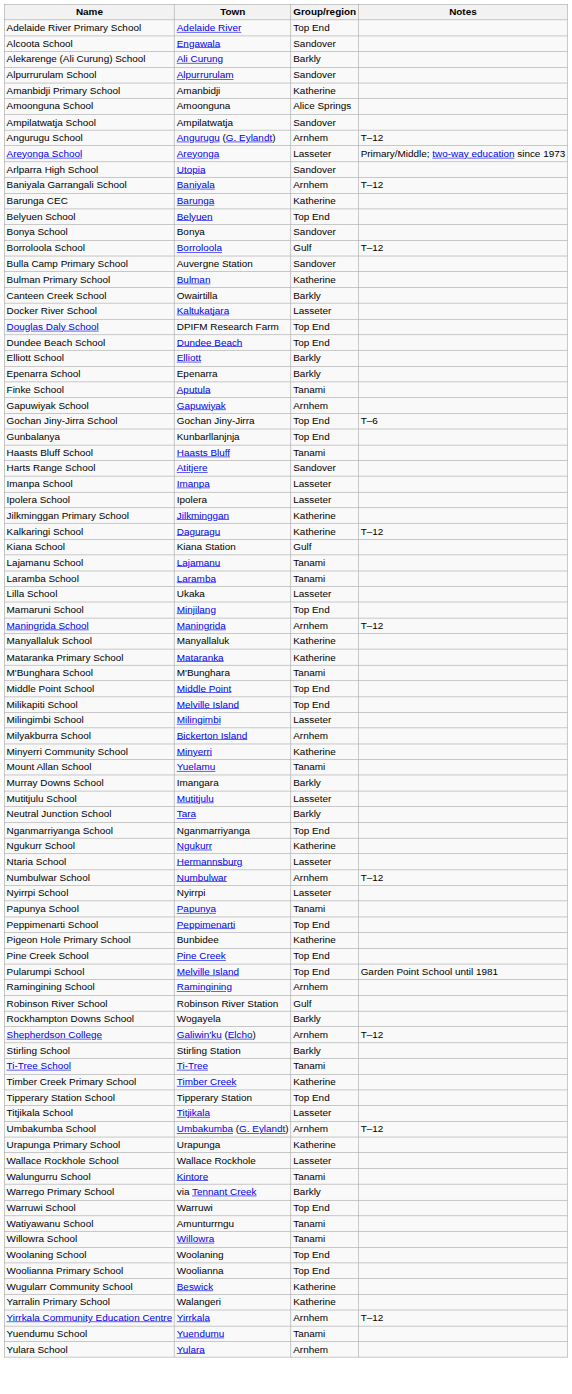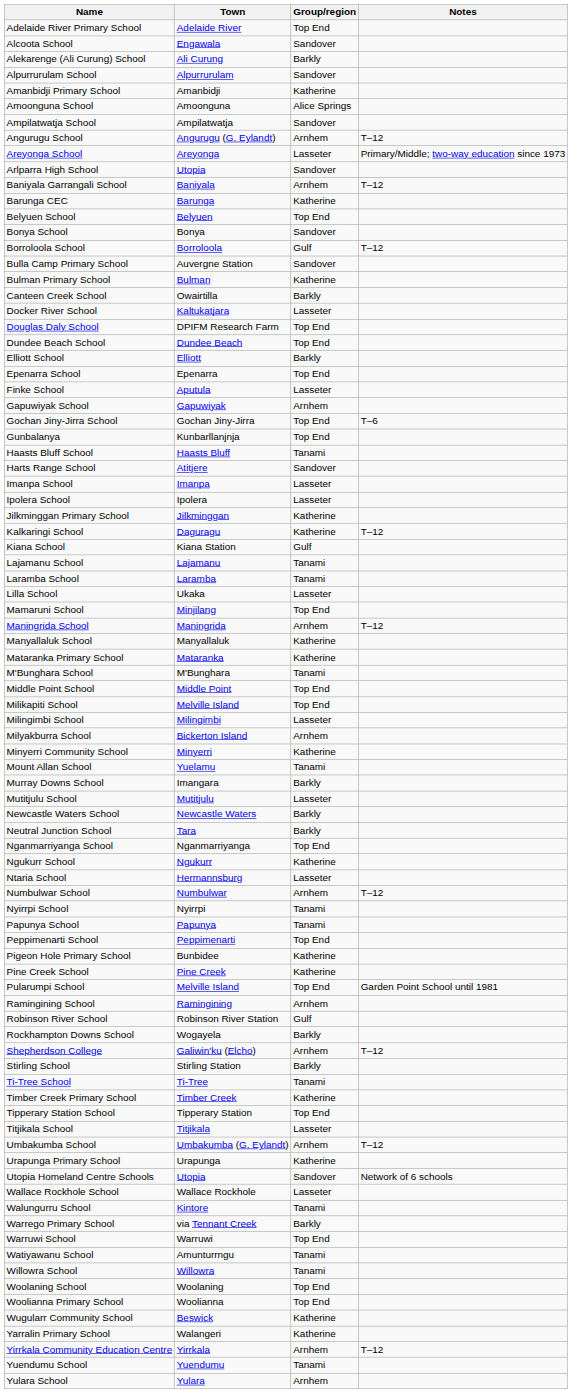(307, 374) Barkly -> (311, 374) Top End
(309, 389) Tanami -> (312, 389) Lasseter
+ row: (63, 814)
(312, 893) Lasseter -> (309, 909) Tanami
(311, 956) Top End -> (314, 972) Katherine
+ row: (80, 1176)
